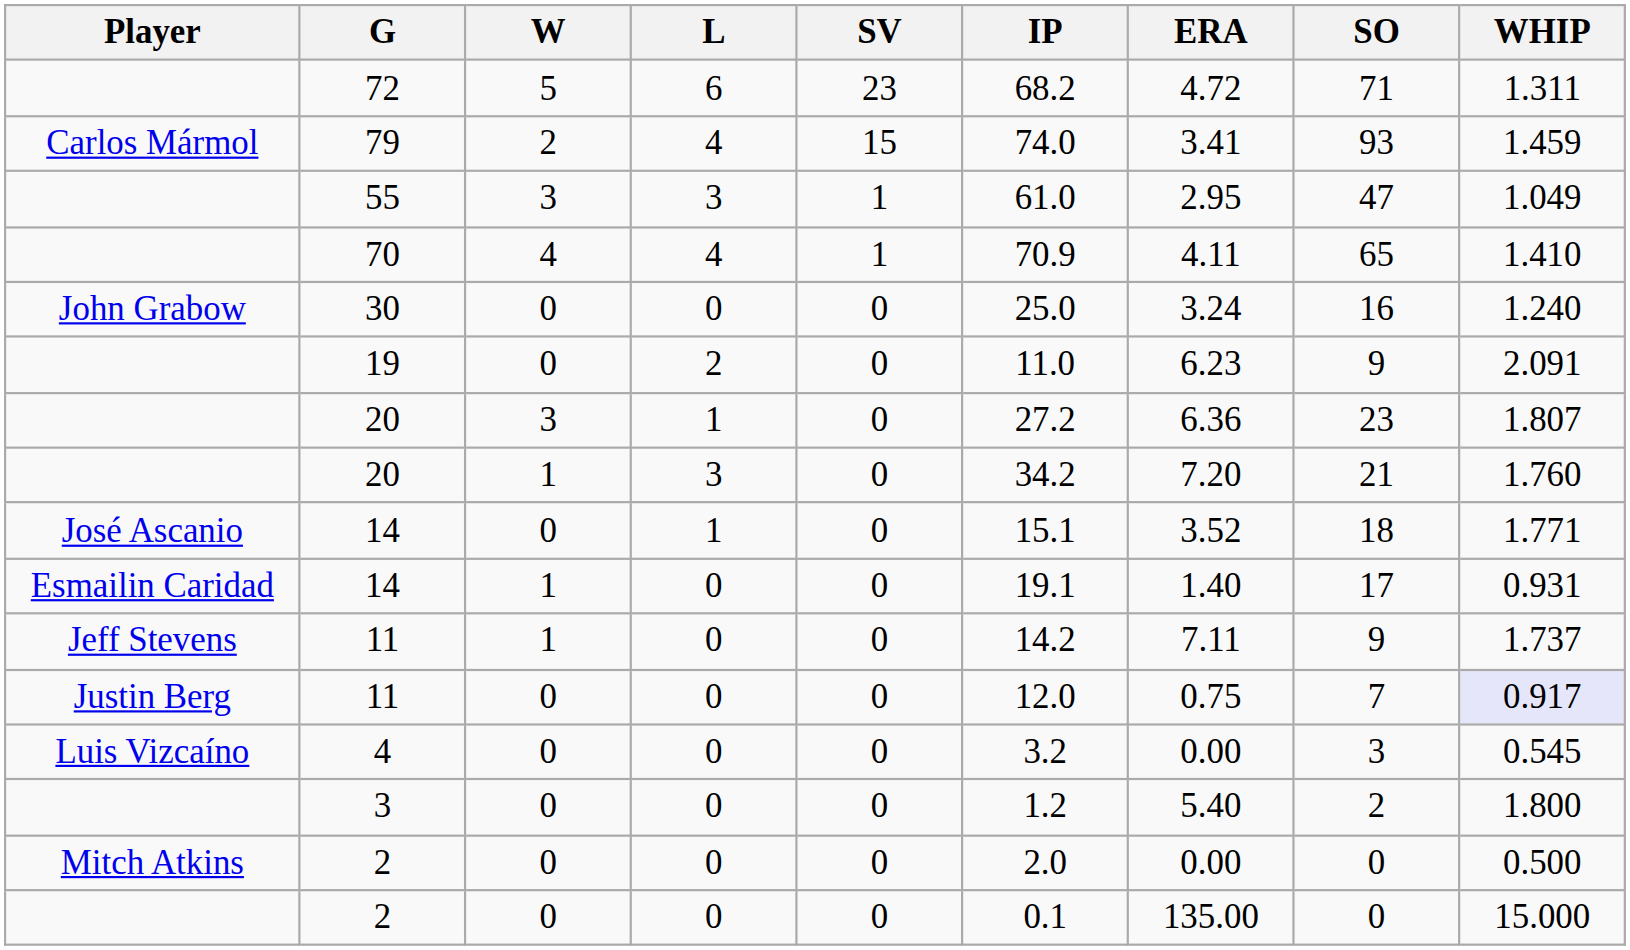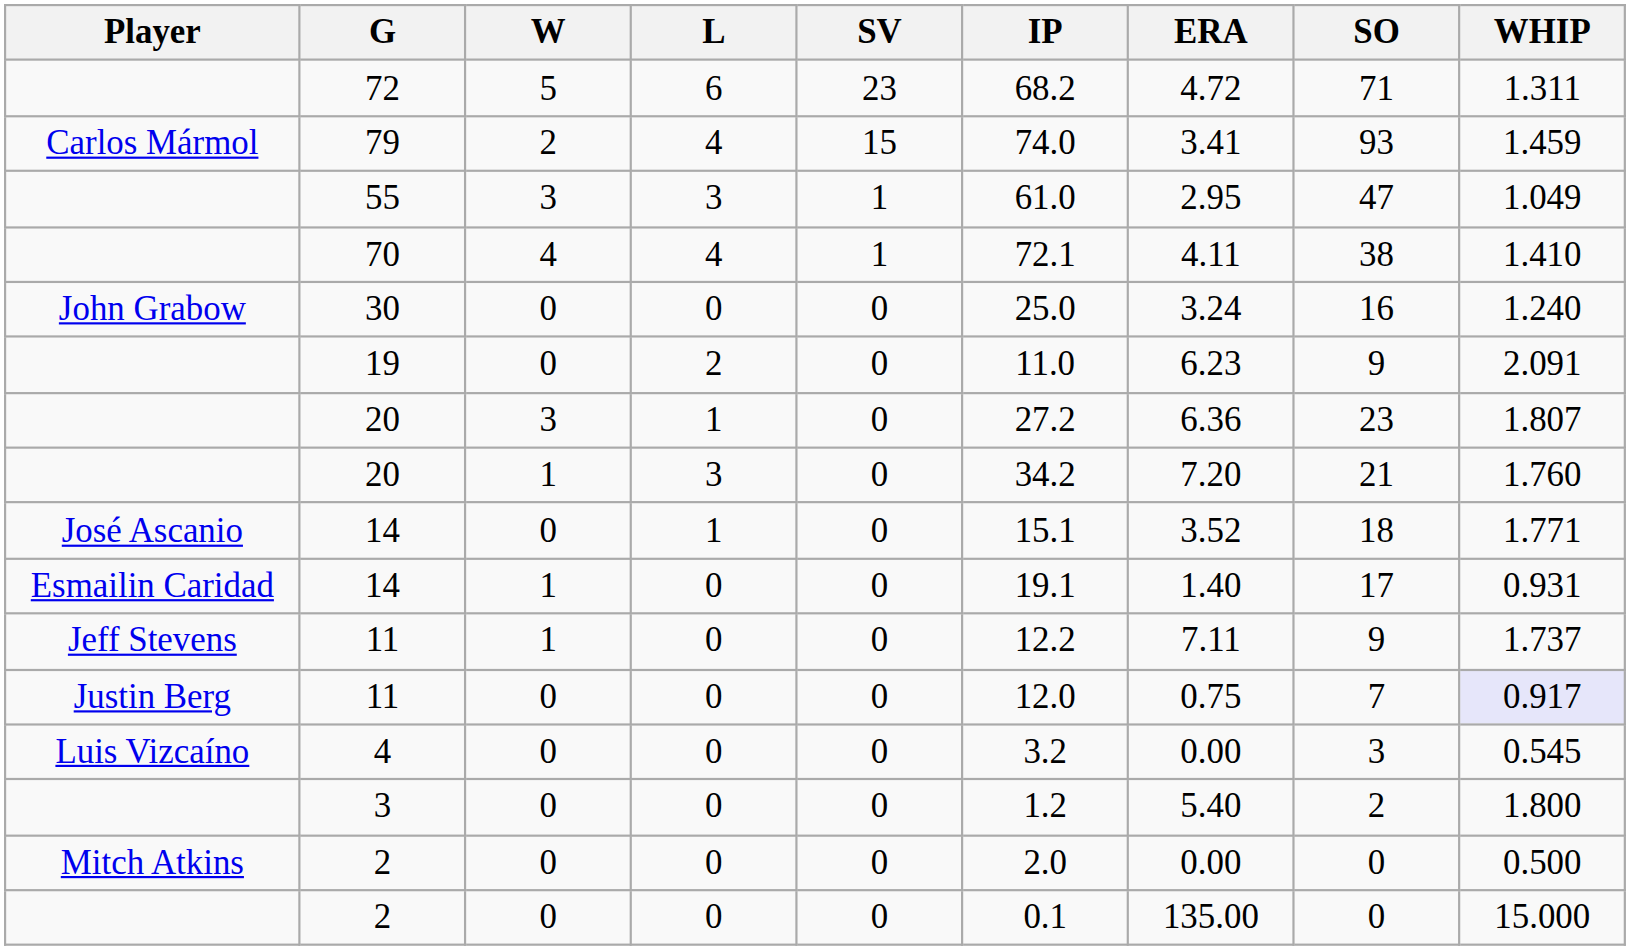(1045, 253) 70.9 -> (1045, 253) 72.1
(1377, 253) 65 -> (1377, 253) 38
(1045, 640) 14.2 -> (1045, 640) 12.2
